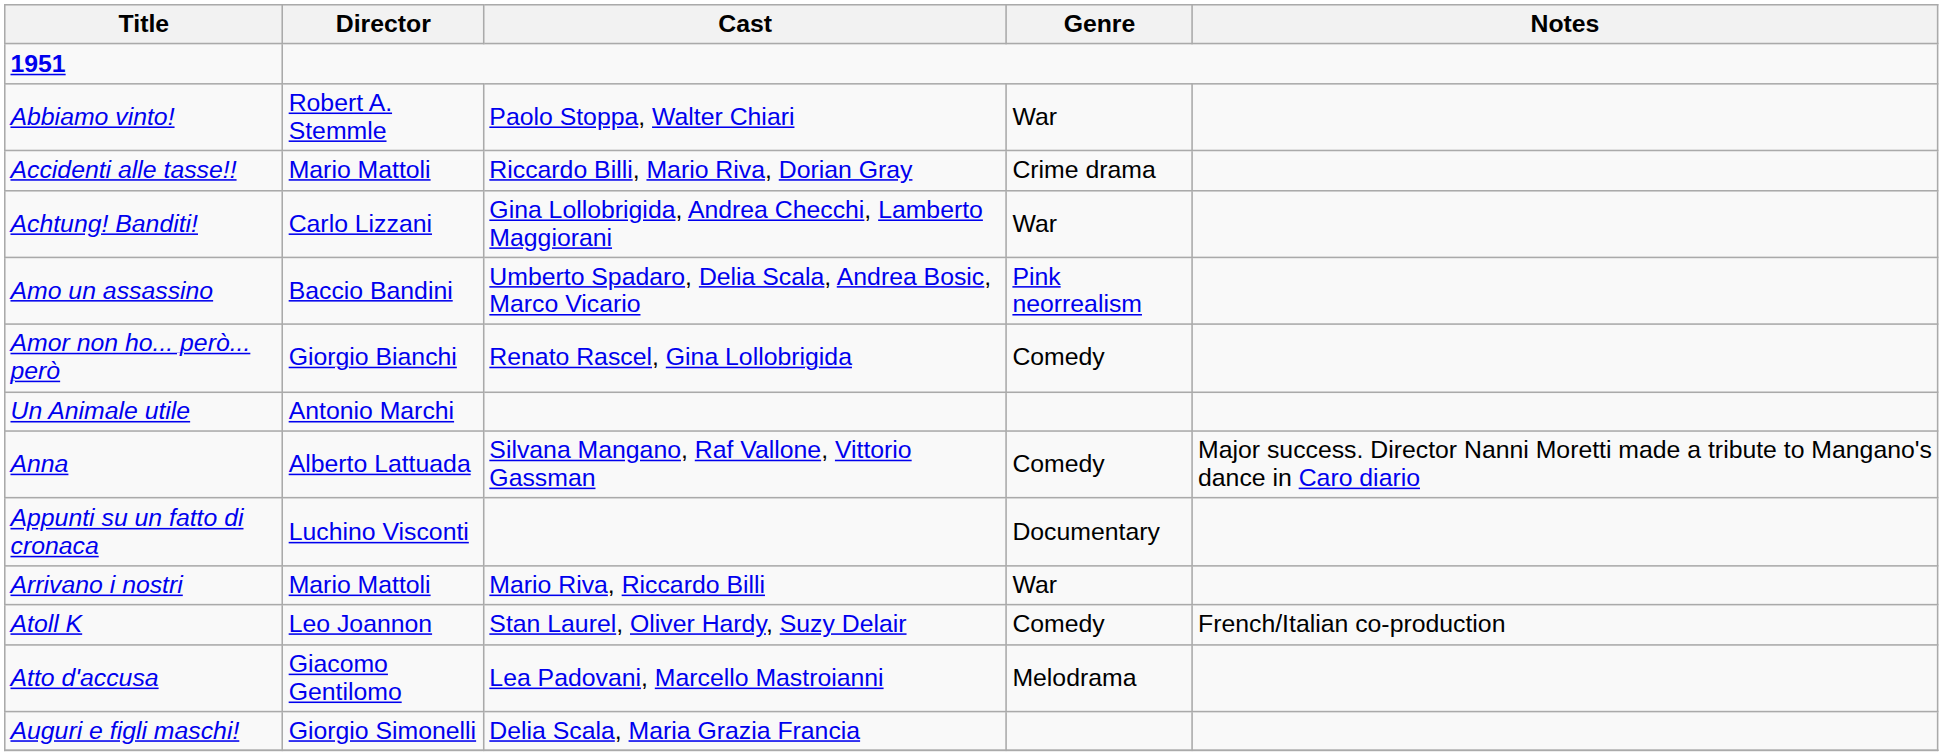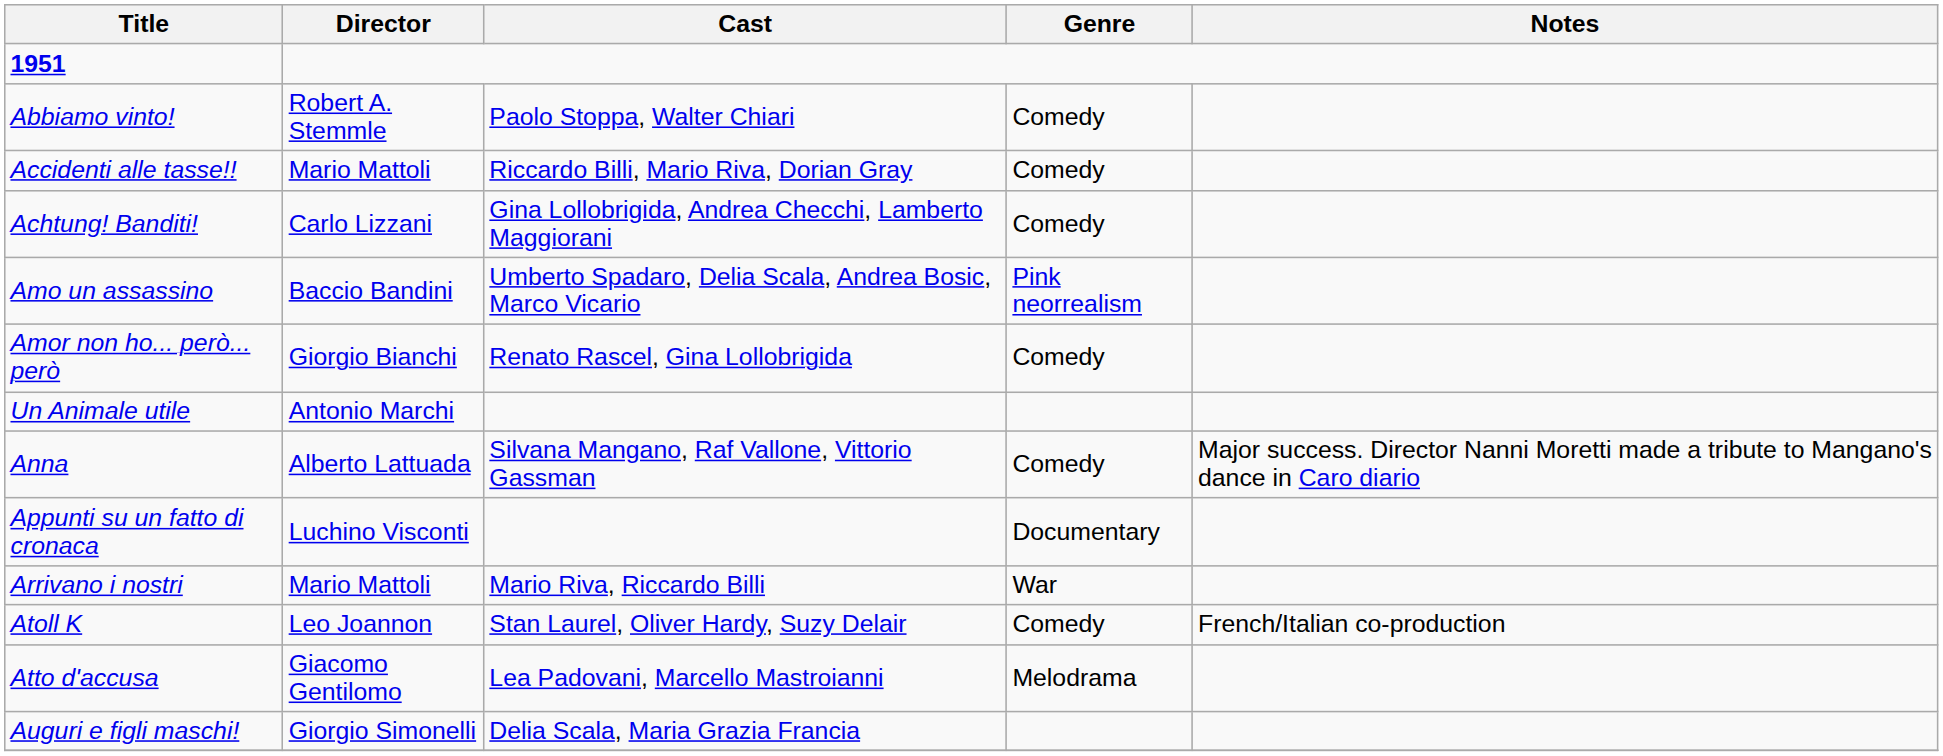(1035, 116) War -> (1059, 116) Comedy
(1084, 170) Crime drama -> (1059, 170) Comedy
(1035, 223) War -> (1059, 223) Comedy
